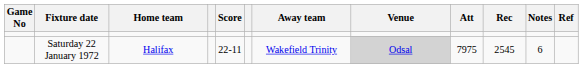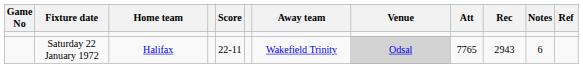(467, 50) 7975 -> (467, 50) 7765
(504, 50) 2545 -> (504, 50) 2943
